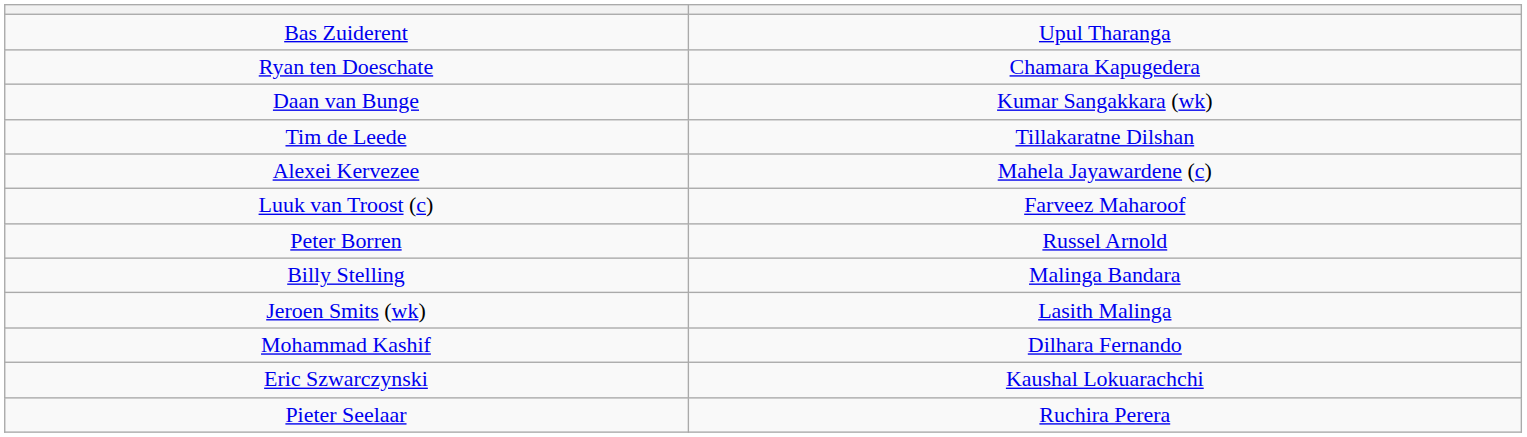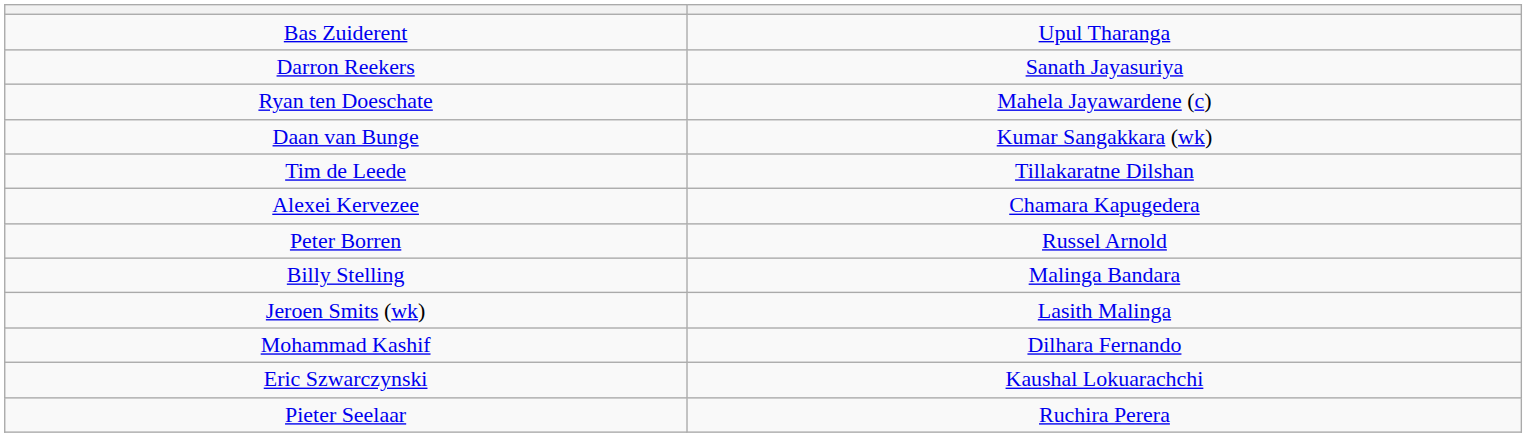+ row: (346, 66)
(1105, 66) Chamara Kapugedera -> (1104, 101) Mahela Jayawardene (c)
(1105, 171) Mahela Jayawardene (c) -> (1104, 205) Chamara Kapugedera
- row: (346, 205)
